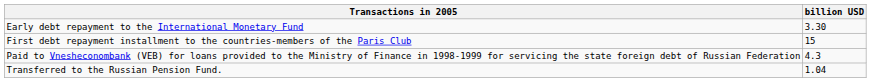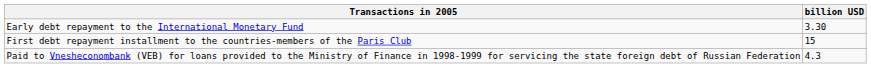- row: (114, 70)
